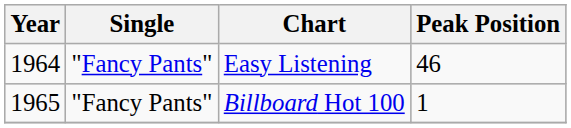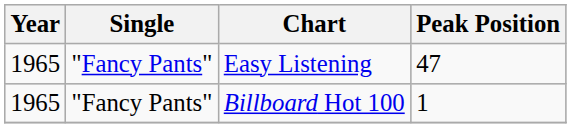(35, 63) 1964 -> (35, 63) 1965
(429, 63) 46 -> (429, 63) 47
